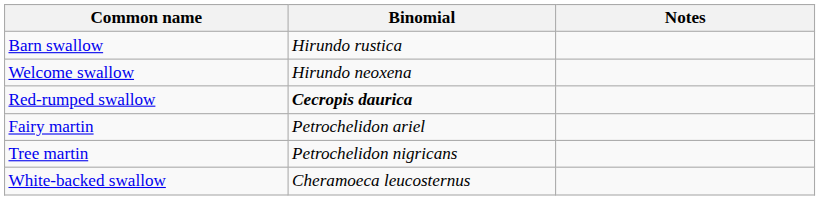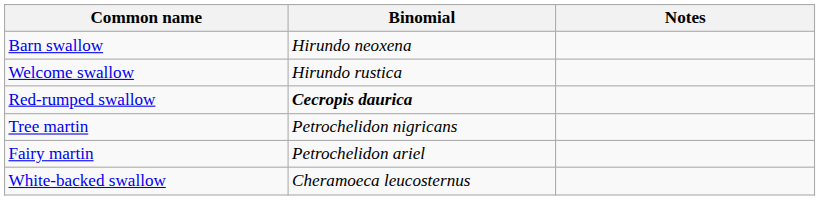(347, 45) Hirundo rustica -> (352, 45) Hirundo neoxena
(352, 72) Hirundo neoxena -> (347, 72) Hirundo rustica
rows swapped: (51, 126) <-> (48, 153)
